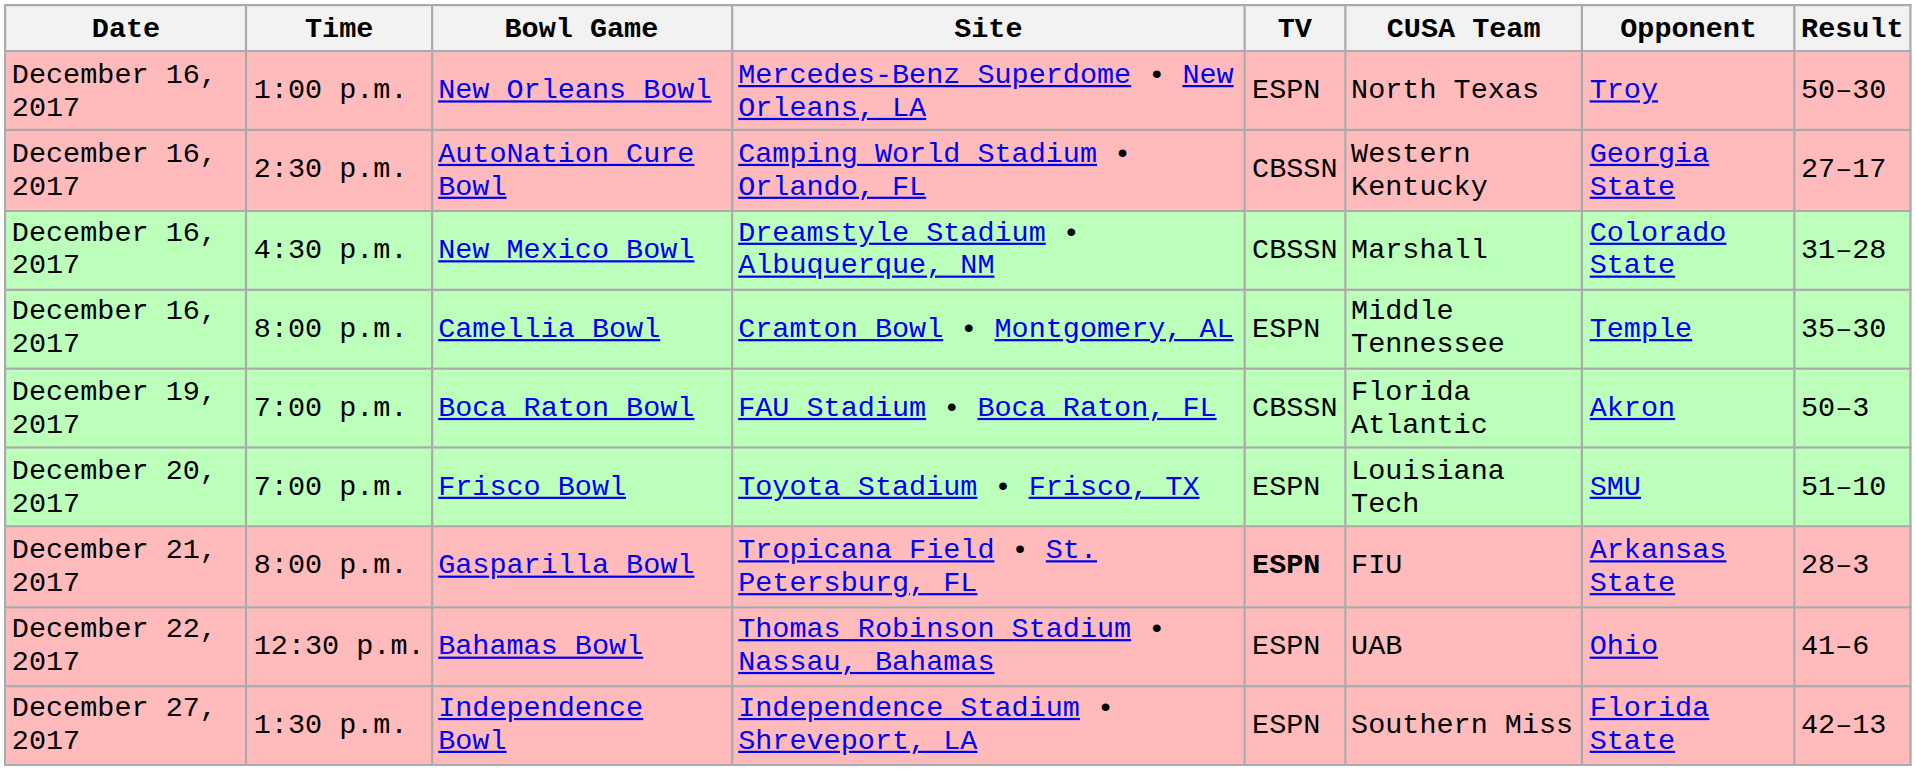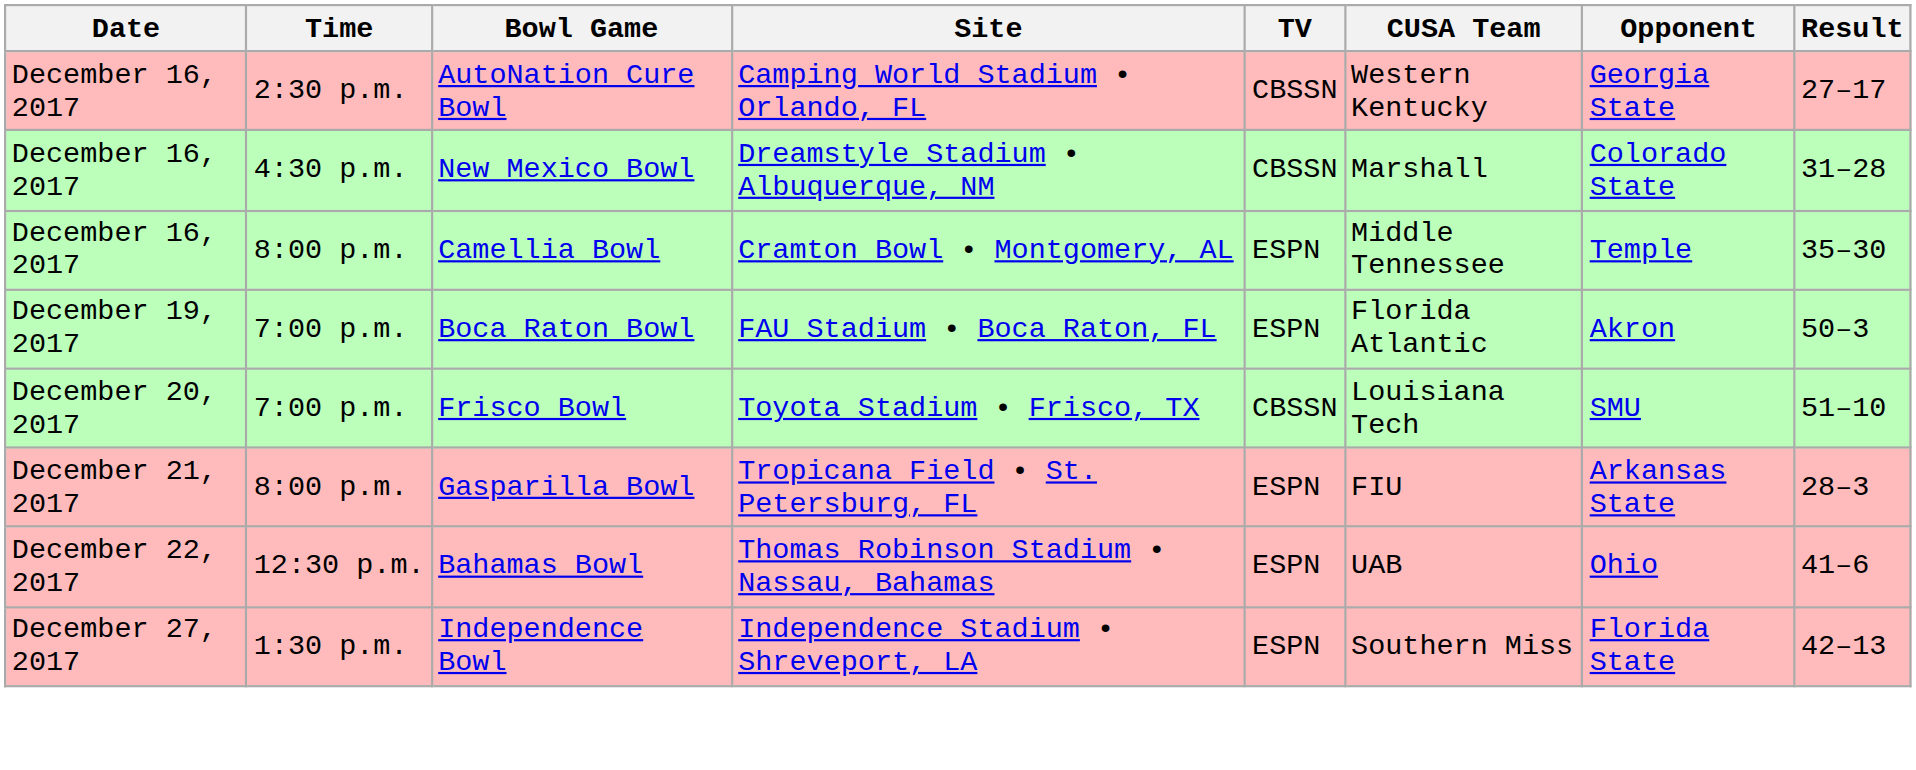- row: (575, 91)
(1295, 408) CBSSN -> (1286, 329) ESPN
(1286, 487) ESPN -> (1295, 408) CBSSN
(1286, 567) bold -> (1286, 487) normal
